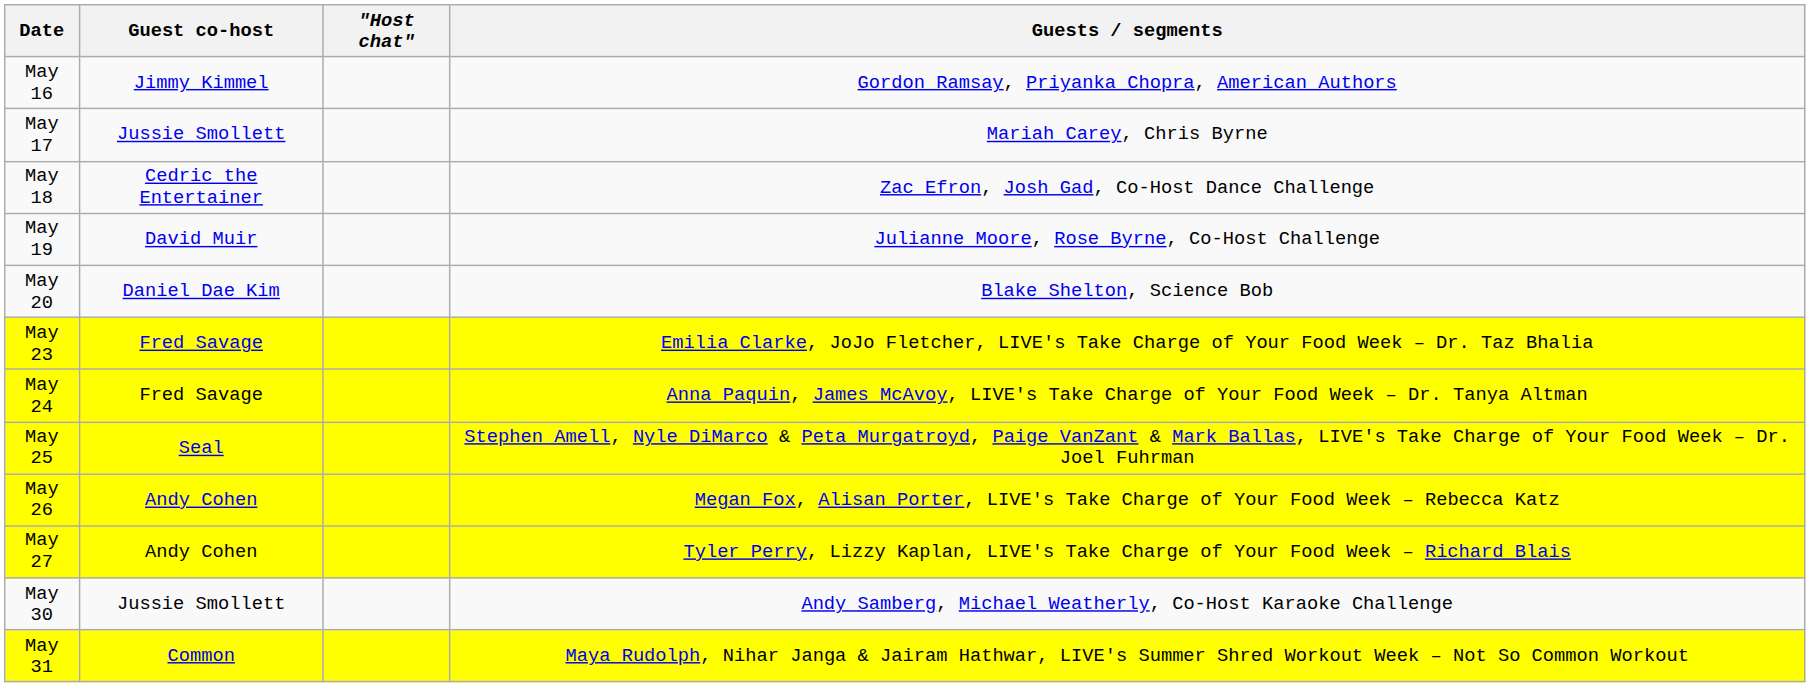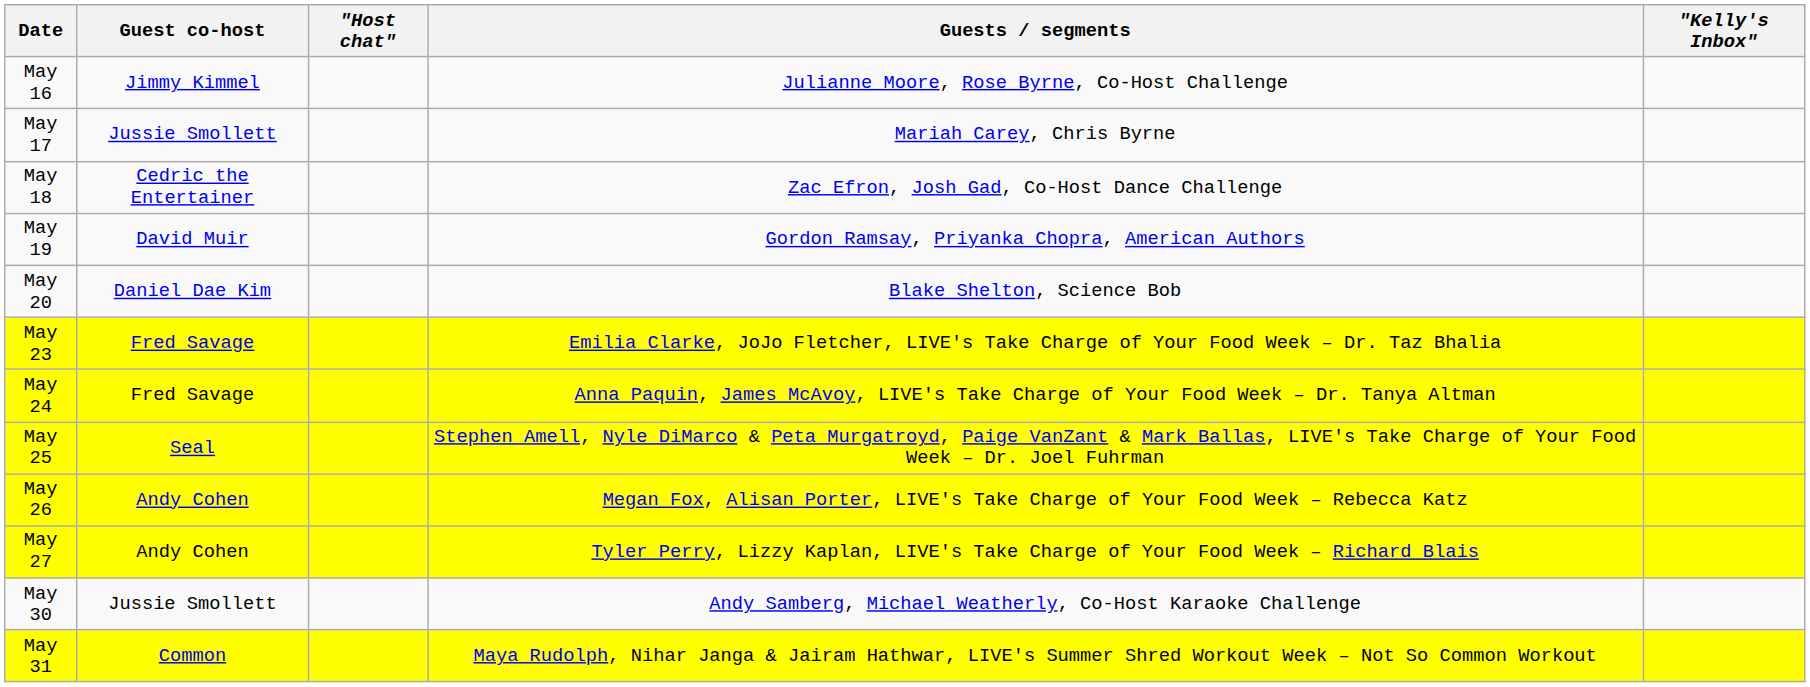+ column: (1724, 31)
(1127, 83) Gordon Ramsay, Priyanka Chopra, American Authors -> (1035, 83) Julianne Moore, Rose Byrne, Co-Host Challenge
(1127, 239) Julianne Moore, Rose Byrne, Co-Host Challenge -> (1035, 239) Gordon Ramsay, Priyanka Chopra, American Authors
